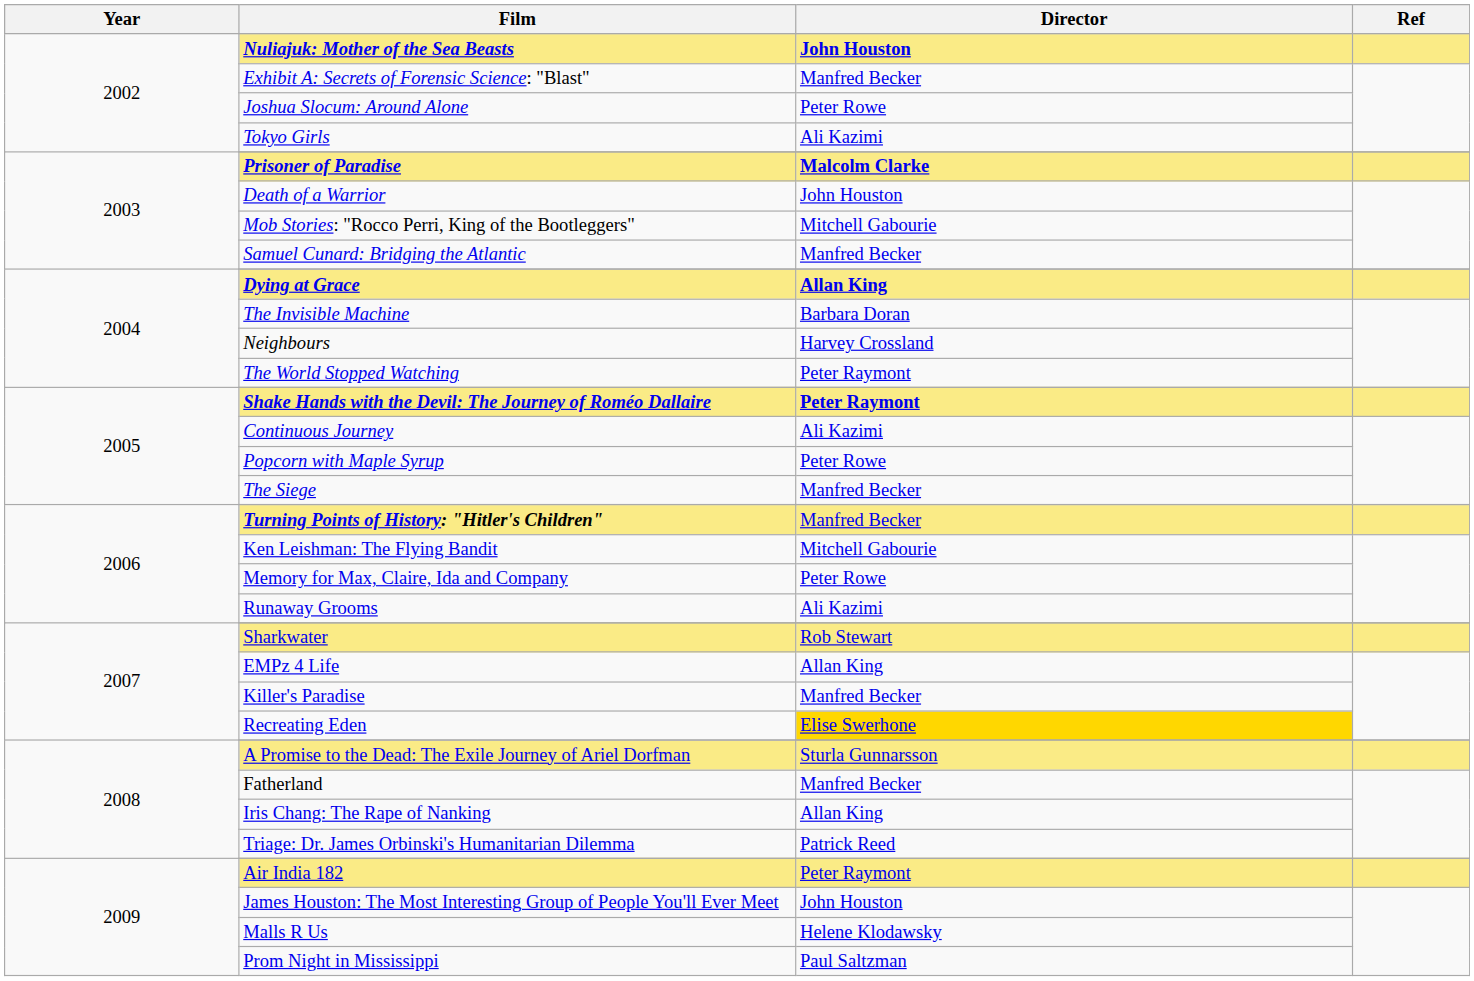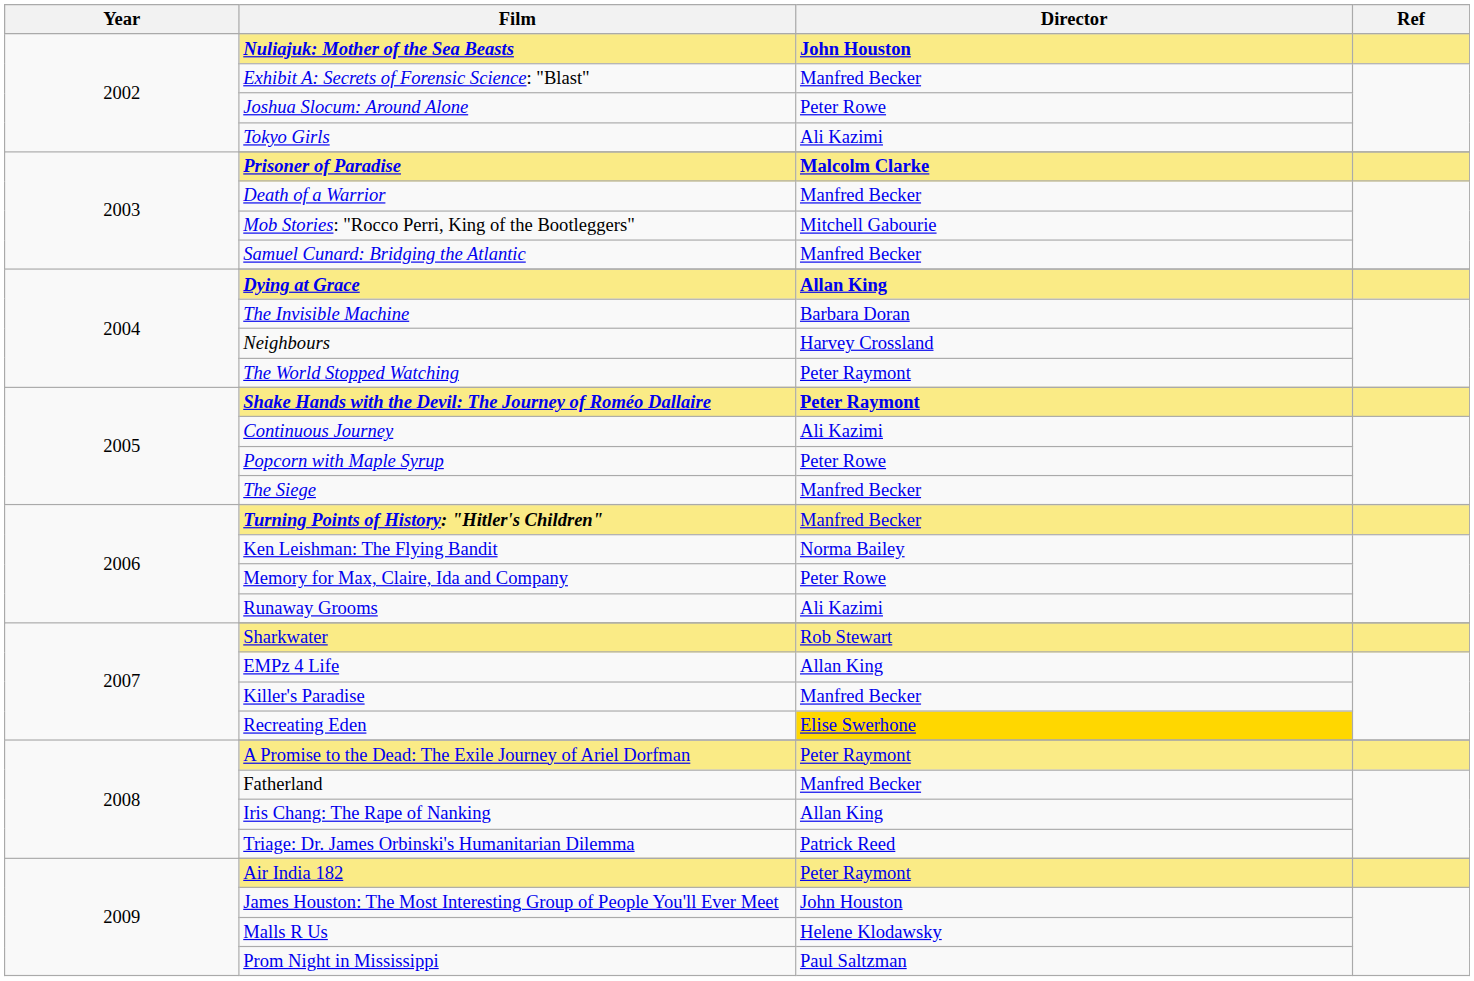(851, 195) John Houston -> (861, 195) Manfred Becker
(868, 549) Mitchell Gabourie -> (852, 549) Norma Bailey
(869, 755) Sturla Gunnarsson -> (855, 755) Peter Raymont
